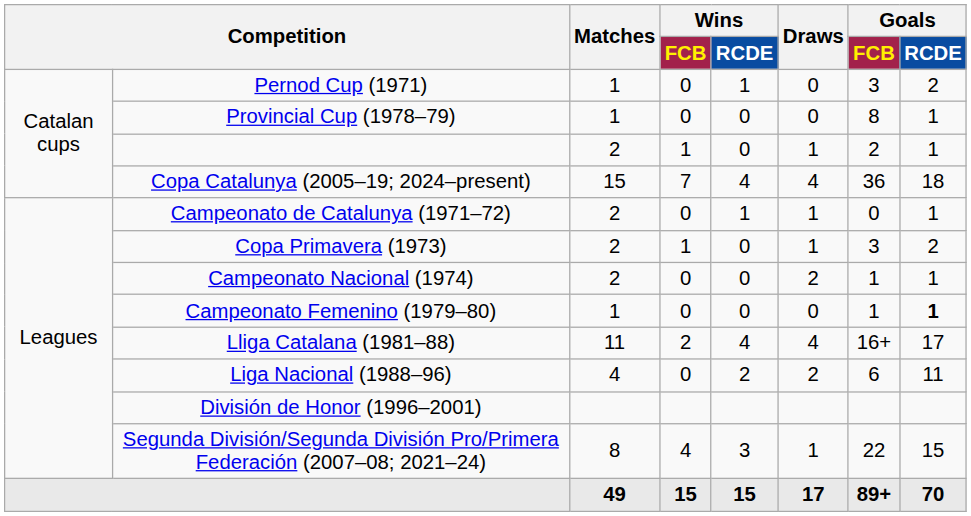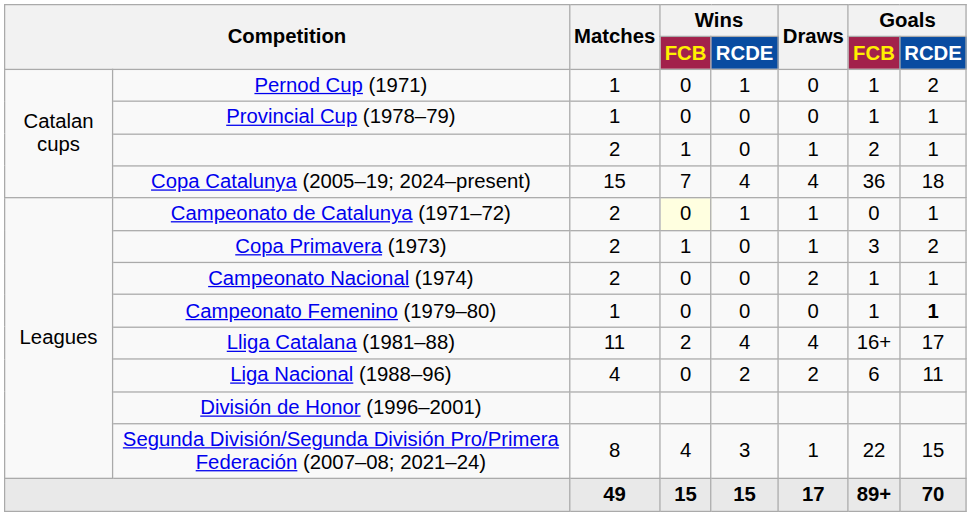(874, 85) 3 -> (874, 85) 1
(874, 117) 8 -> (874, 117) 1
(686, 213) no background -> (686, 213) lightyellow background
